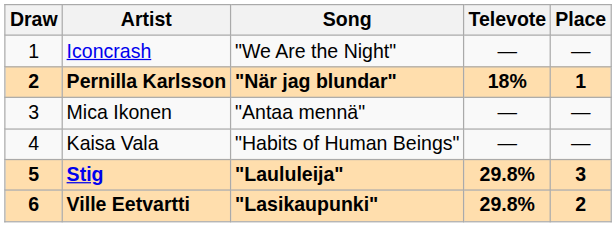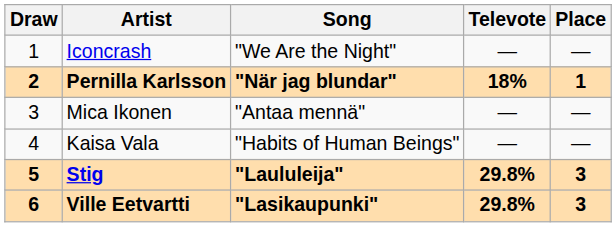(581, 205) 2 -> (581, 205) 3
